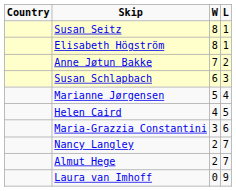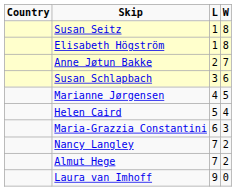columns swapped: (215, 13) <-> (226, 13)
